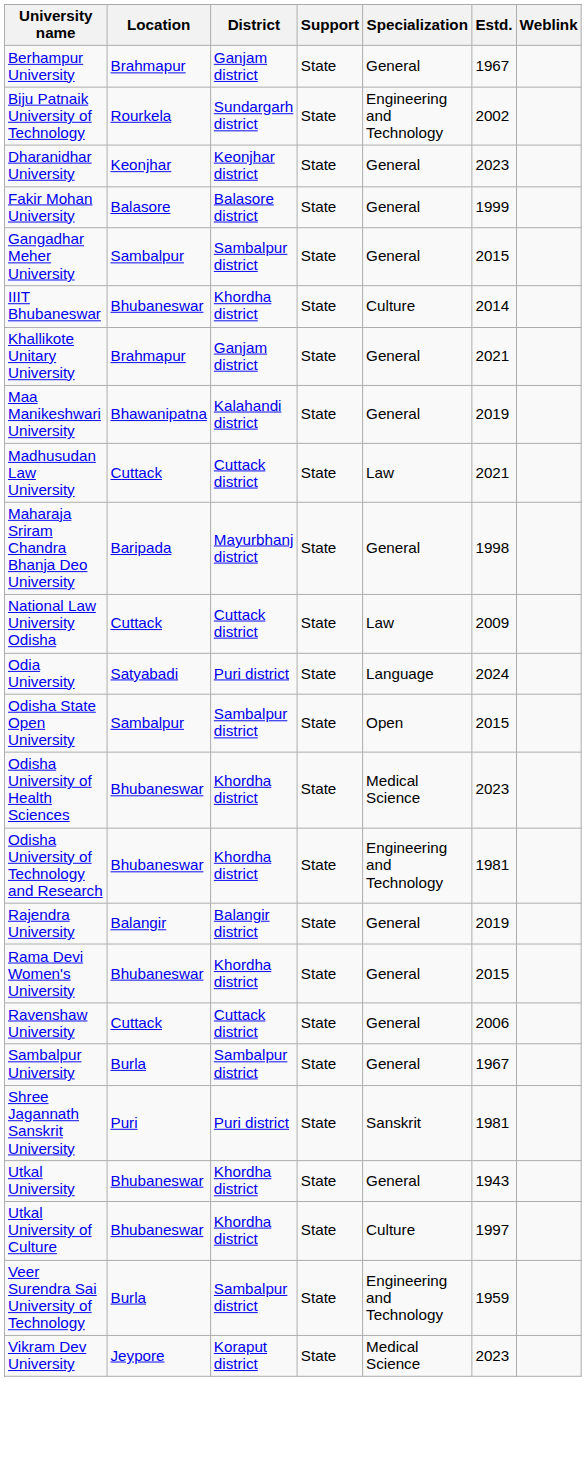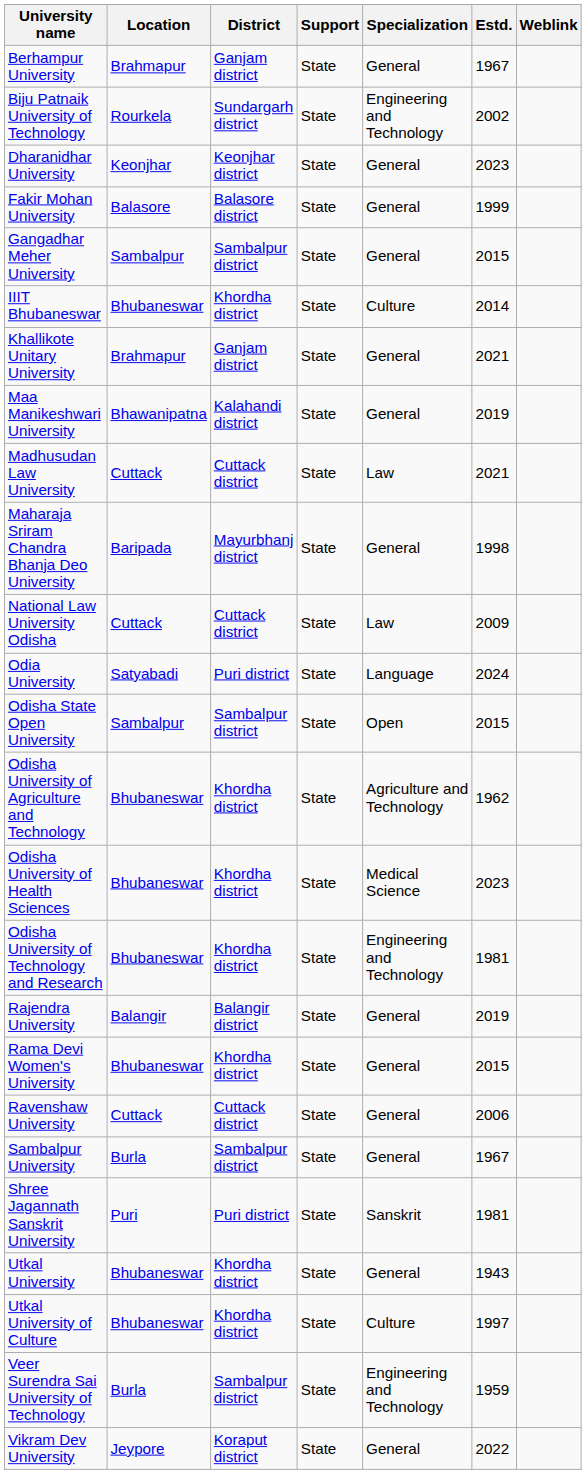+ row: (50, 798)
(393, 1356) Medical Science -> (393, 1448) General
(492, 1356) 2023 -> (492, 1448) 2022
